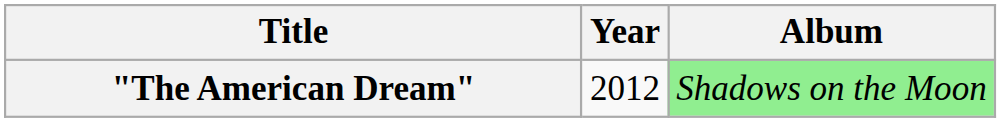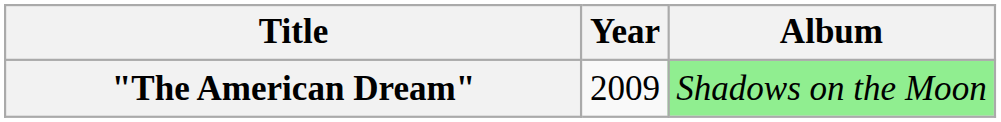(625, 87) 2012 -> (625, 87) 2009
